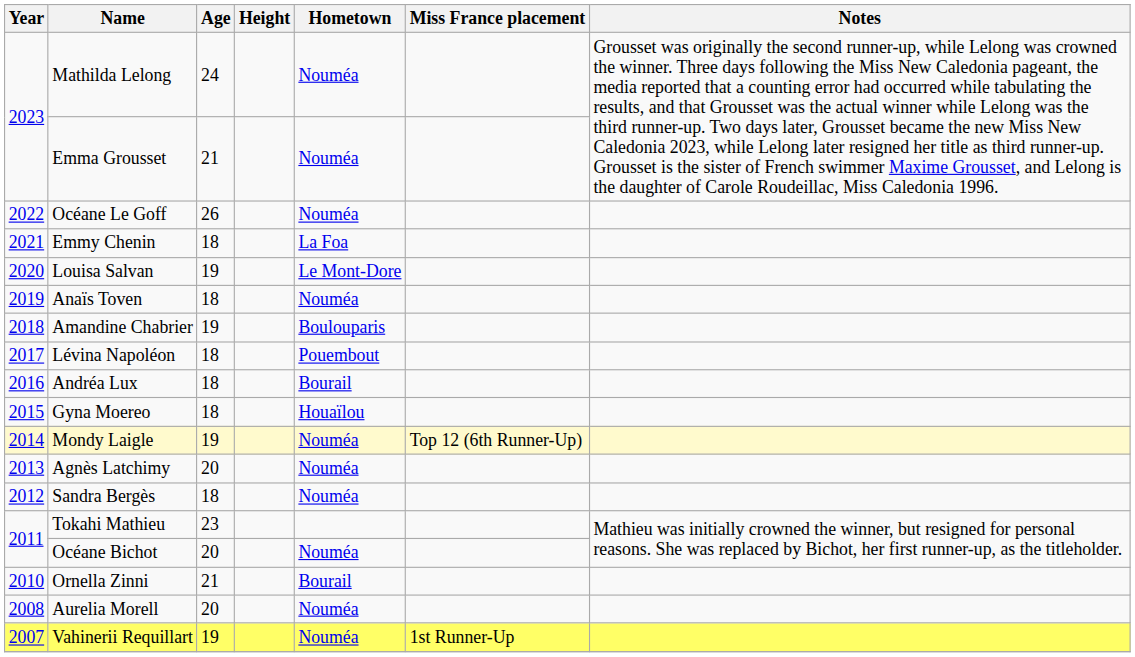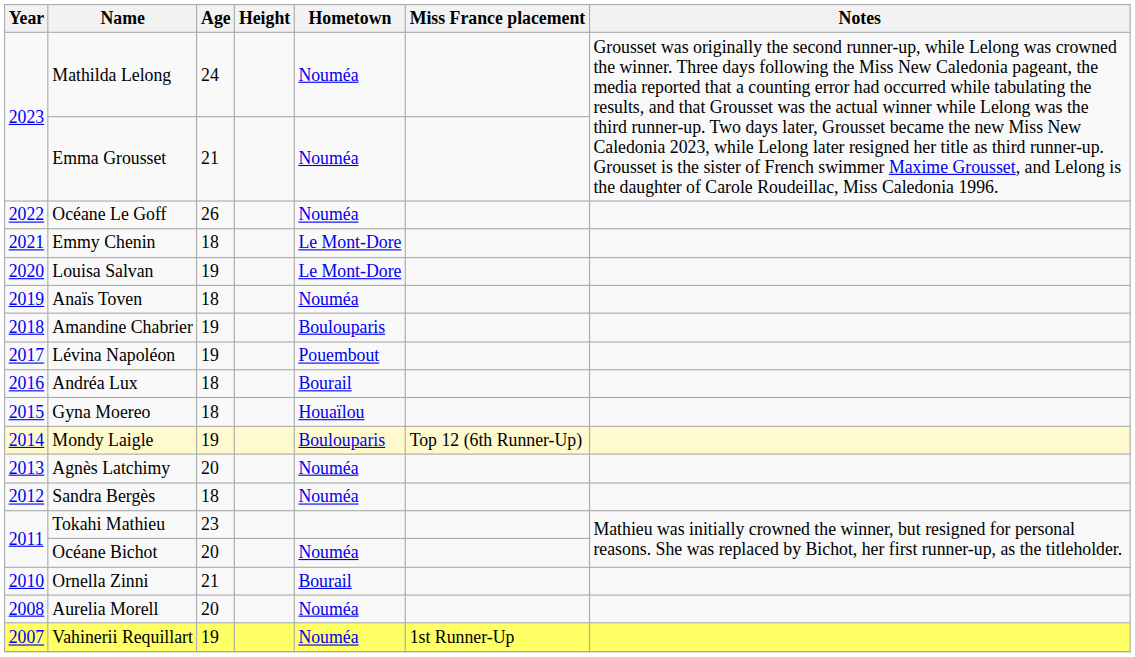(323, 242) La Foa -> (350, 242) Le Mont-Dore
(210, 355) 18 -> (210, 355) 19
(328, 440) Nouméa -> (342, 440) Boulouparis
